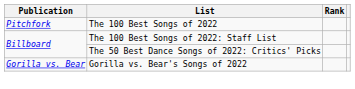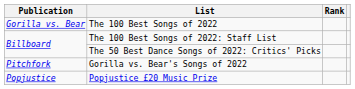(28, 24) Pitchfork -> (46, 24) Gorilla vs. Bear
(46, 64) Gorilla vs. Bear -> (28, 64) Pitchfork
+ row: (153, 78)
